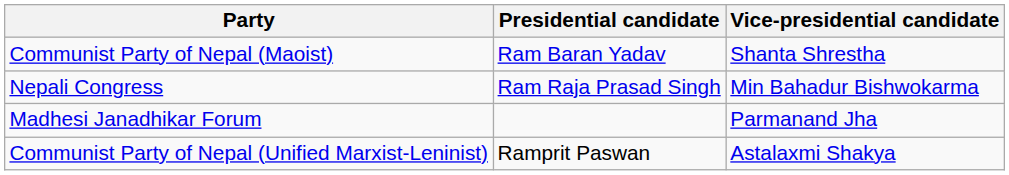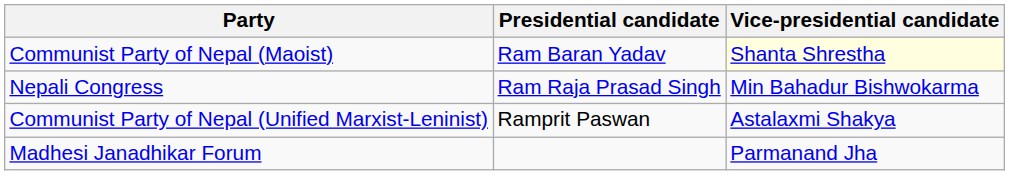(808, 53) no background -> (808, 53) lightyellow background
rows swapped: (249, 152) <-> (135, 119)
